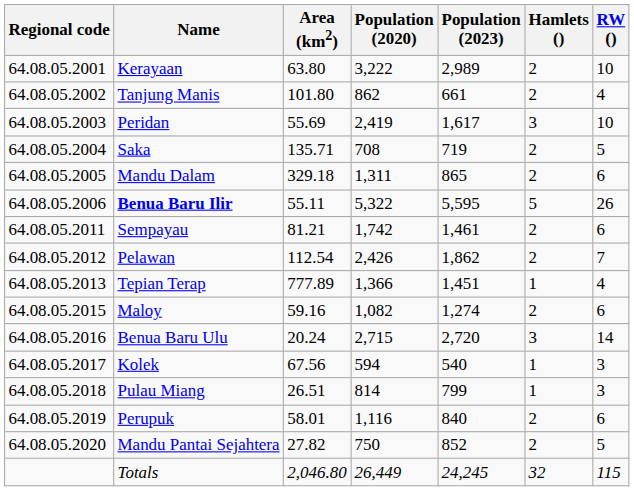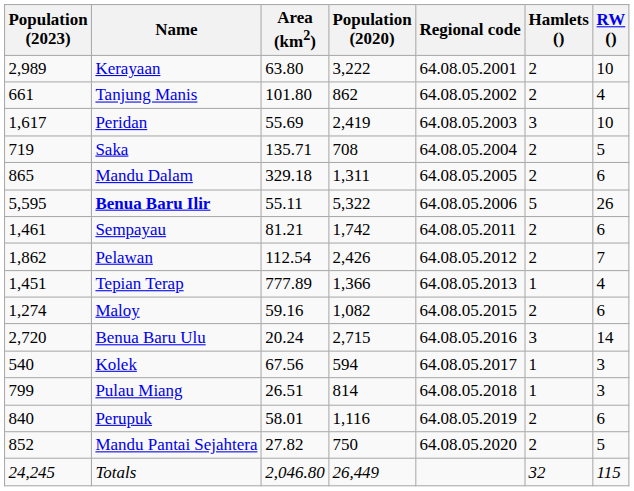columns swapped: (59, 29) <-> (481, 29)
